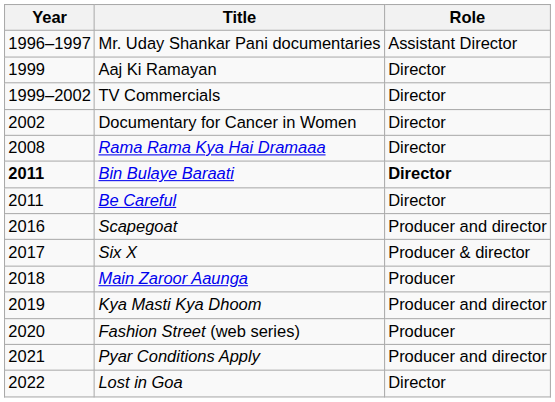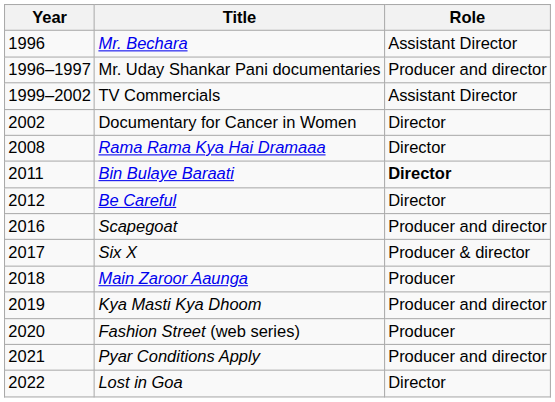+ row: (143, 43)
(453, 43) Assistant Director -> (467, 69) Producer and director
- row: (157, 69)
(417, 95) Director -> (453, 95) Assistant Director
(26, 174) bold -> (26, 174) normal
(26, 200) 2011 -> (27, 200) 2012
